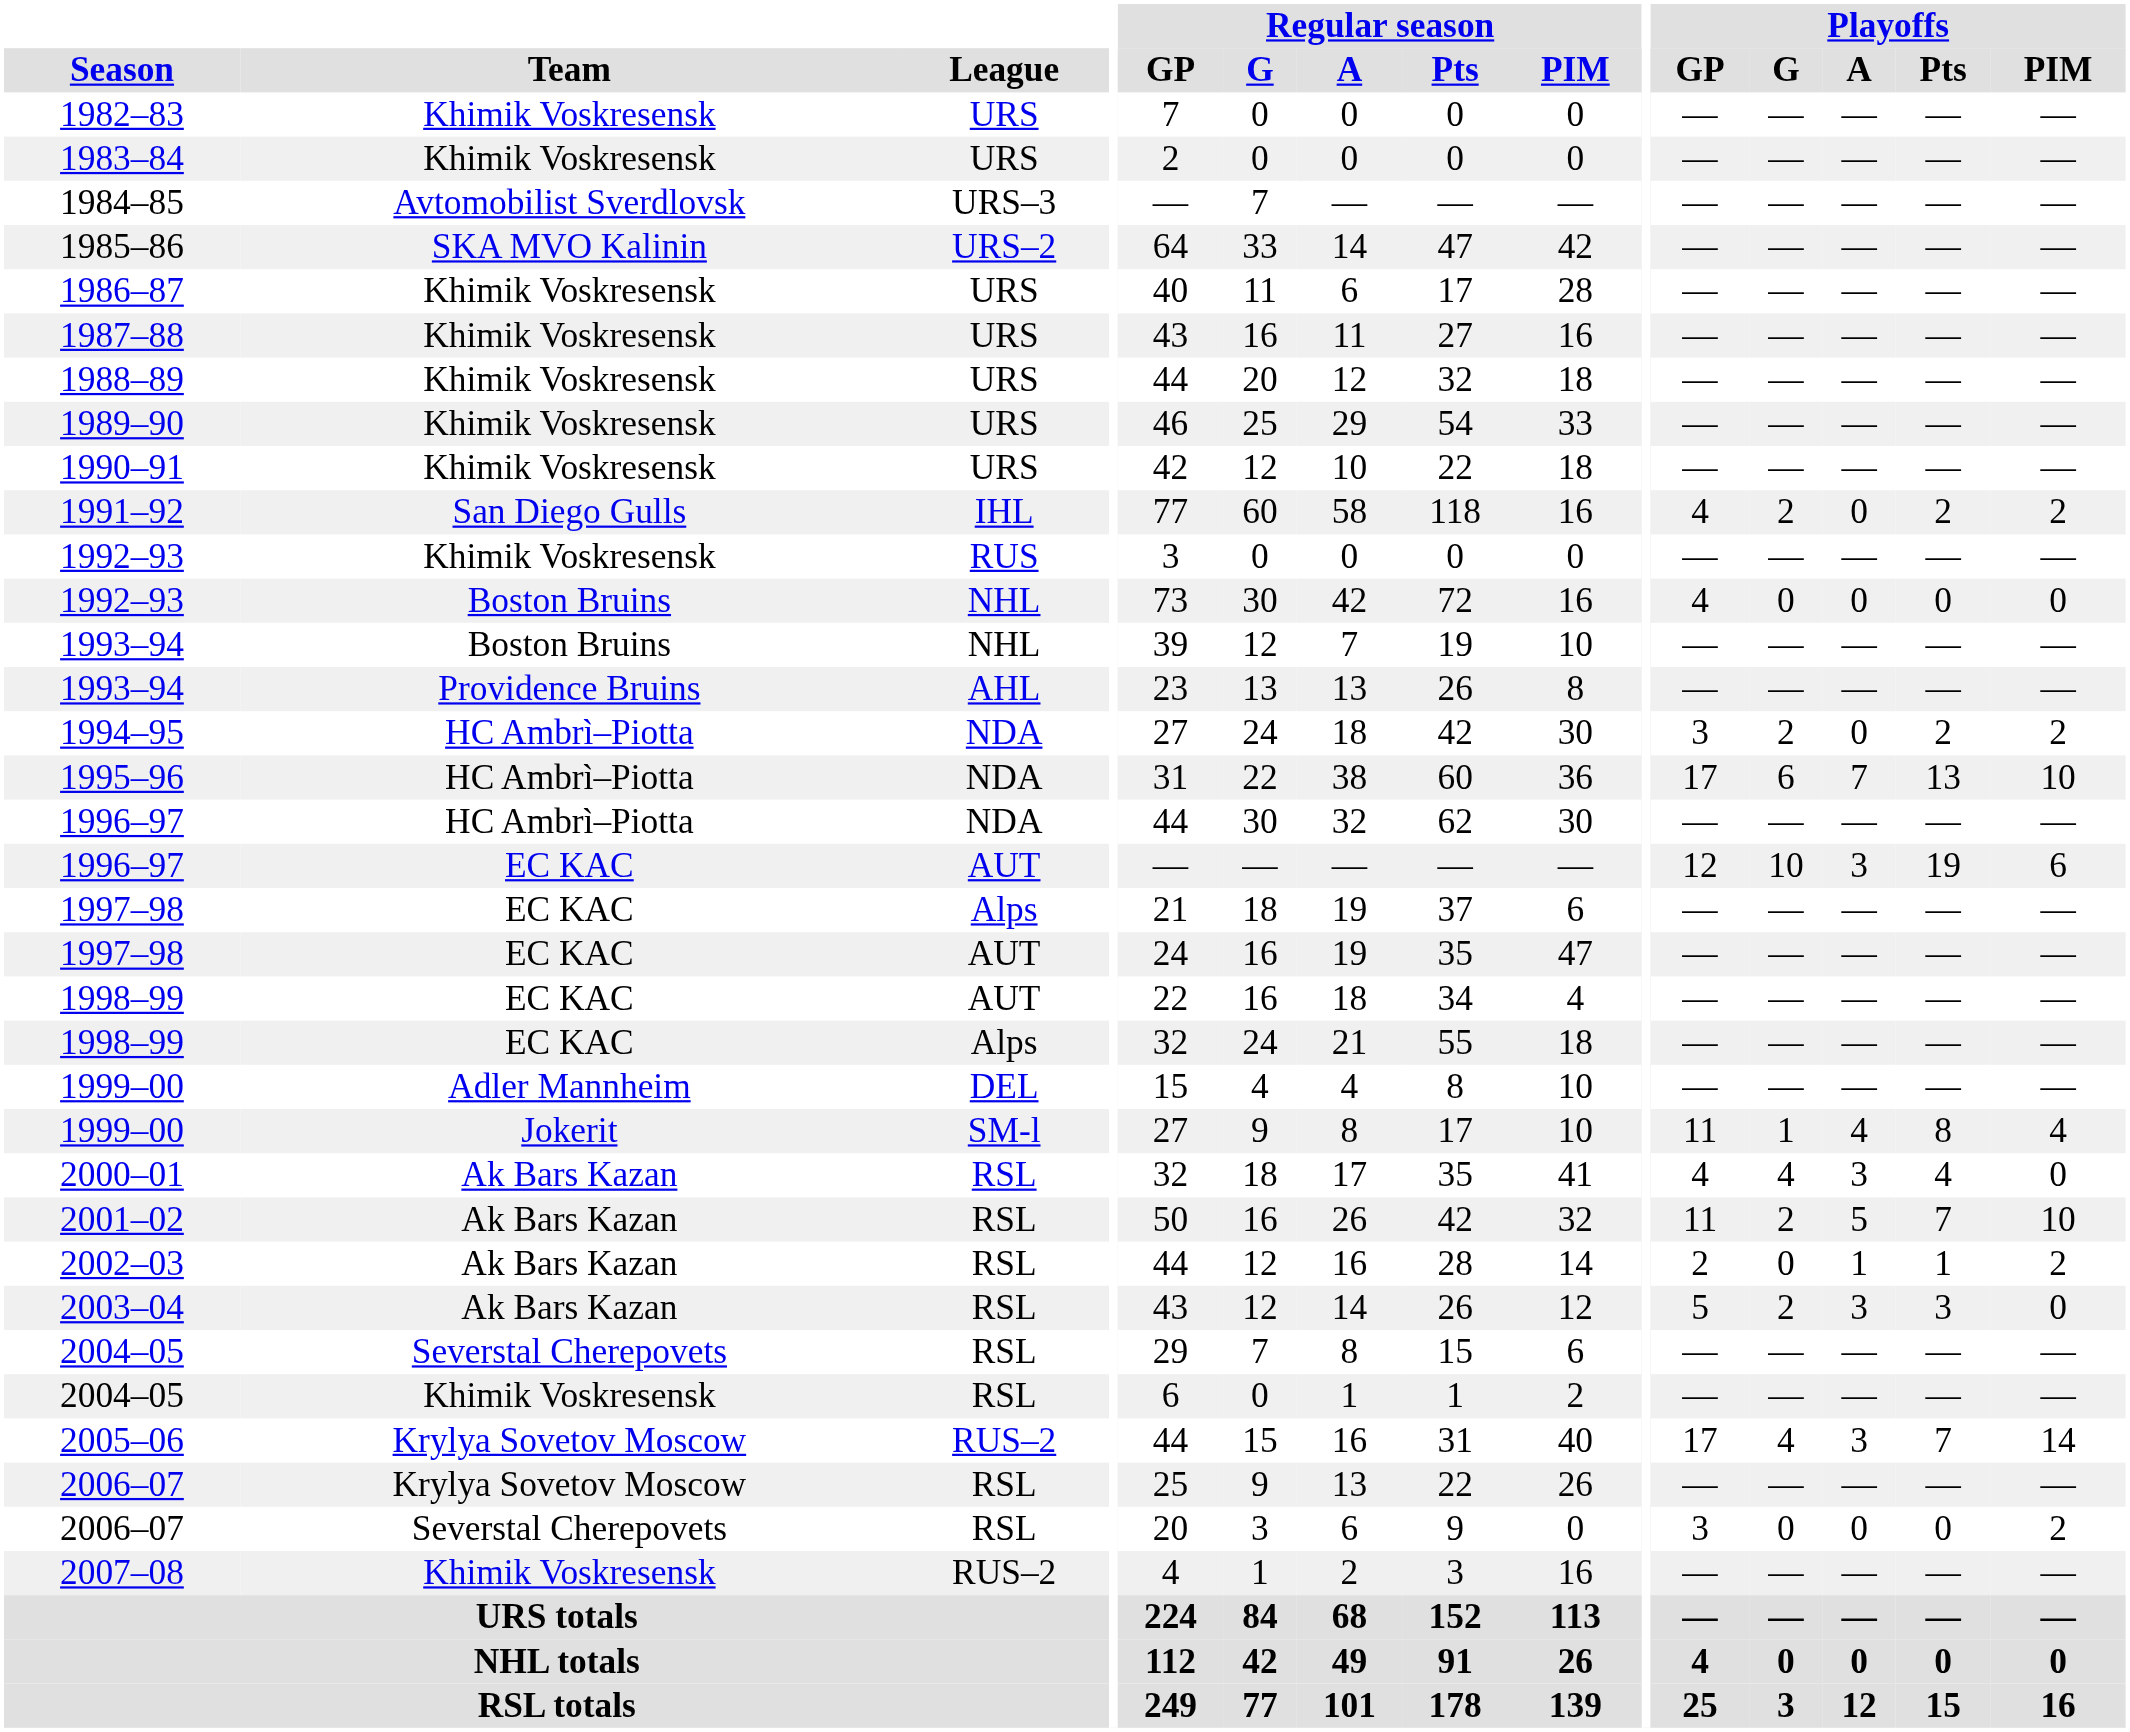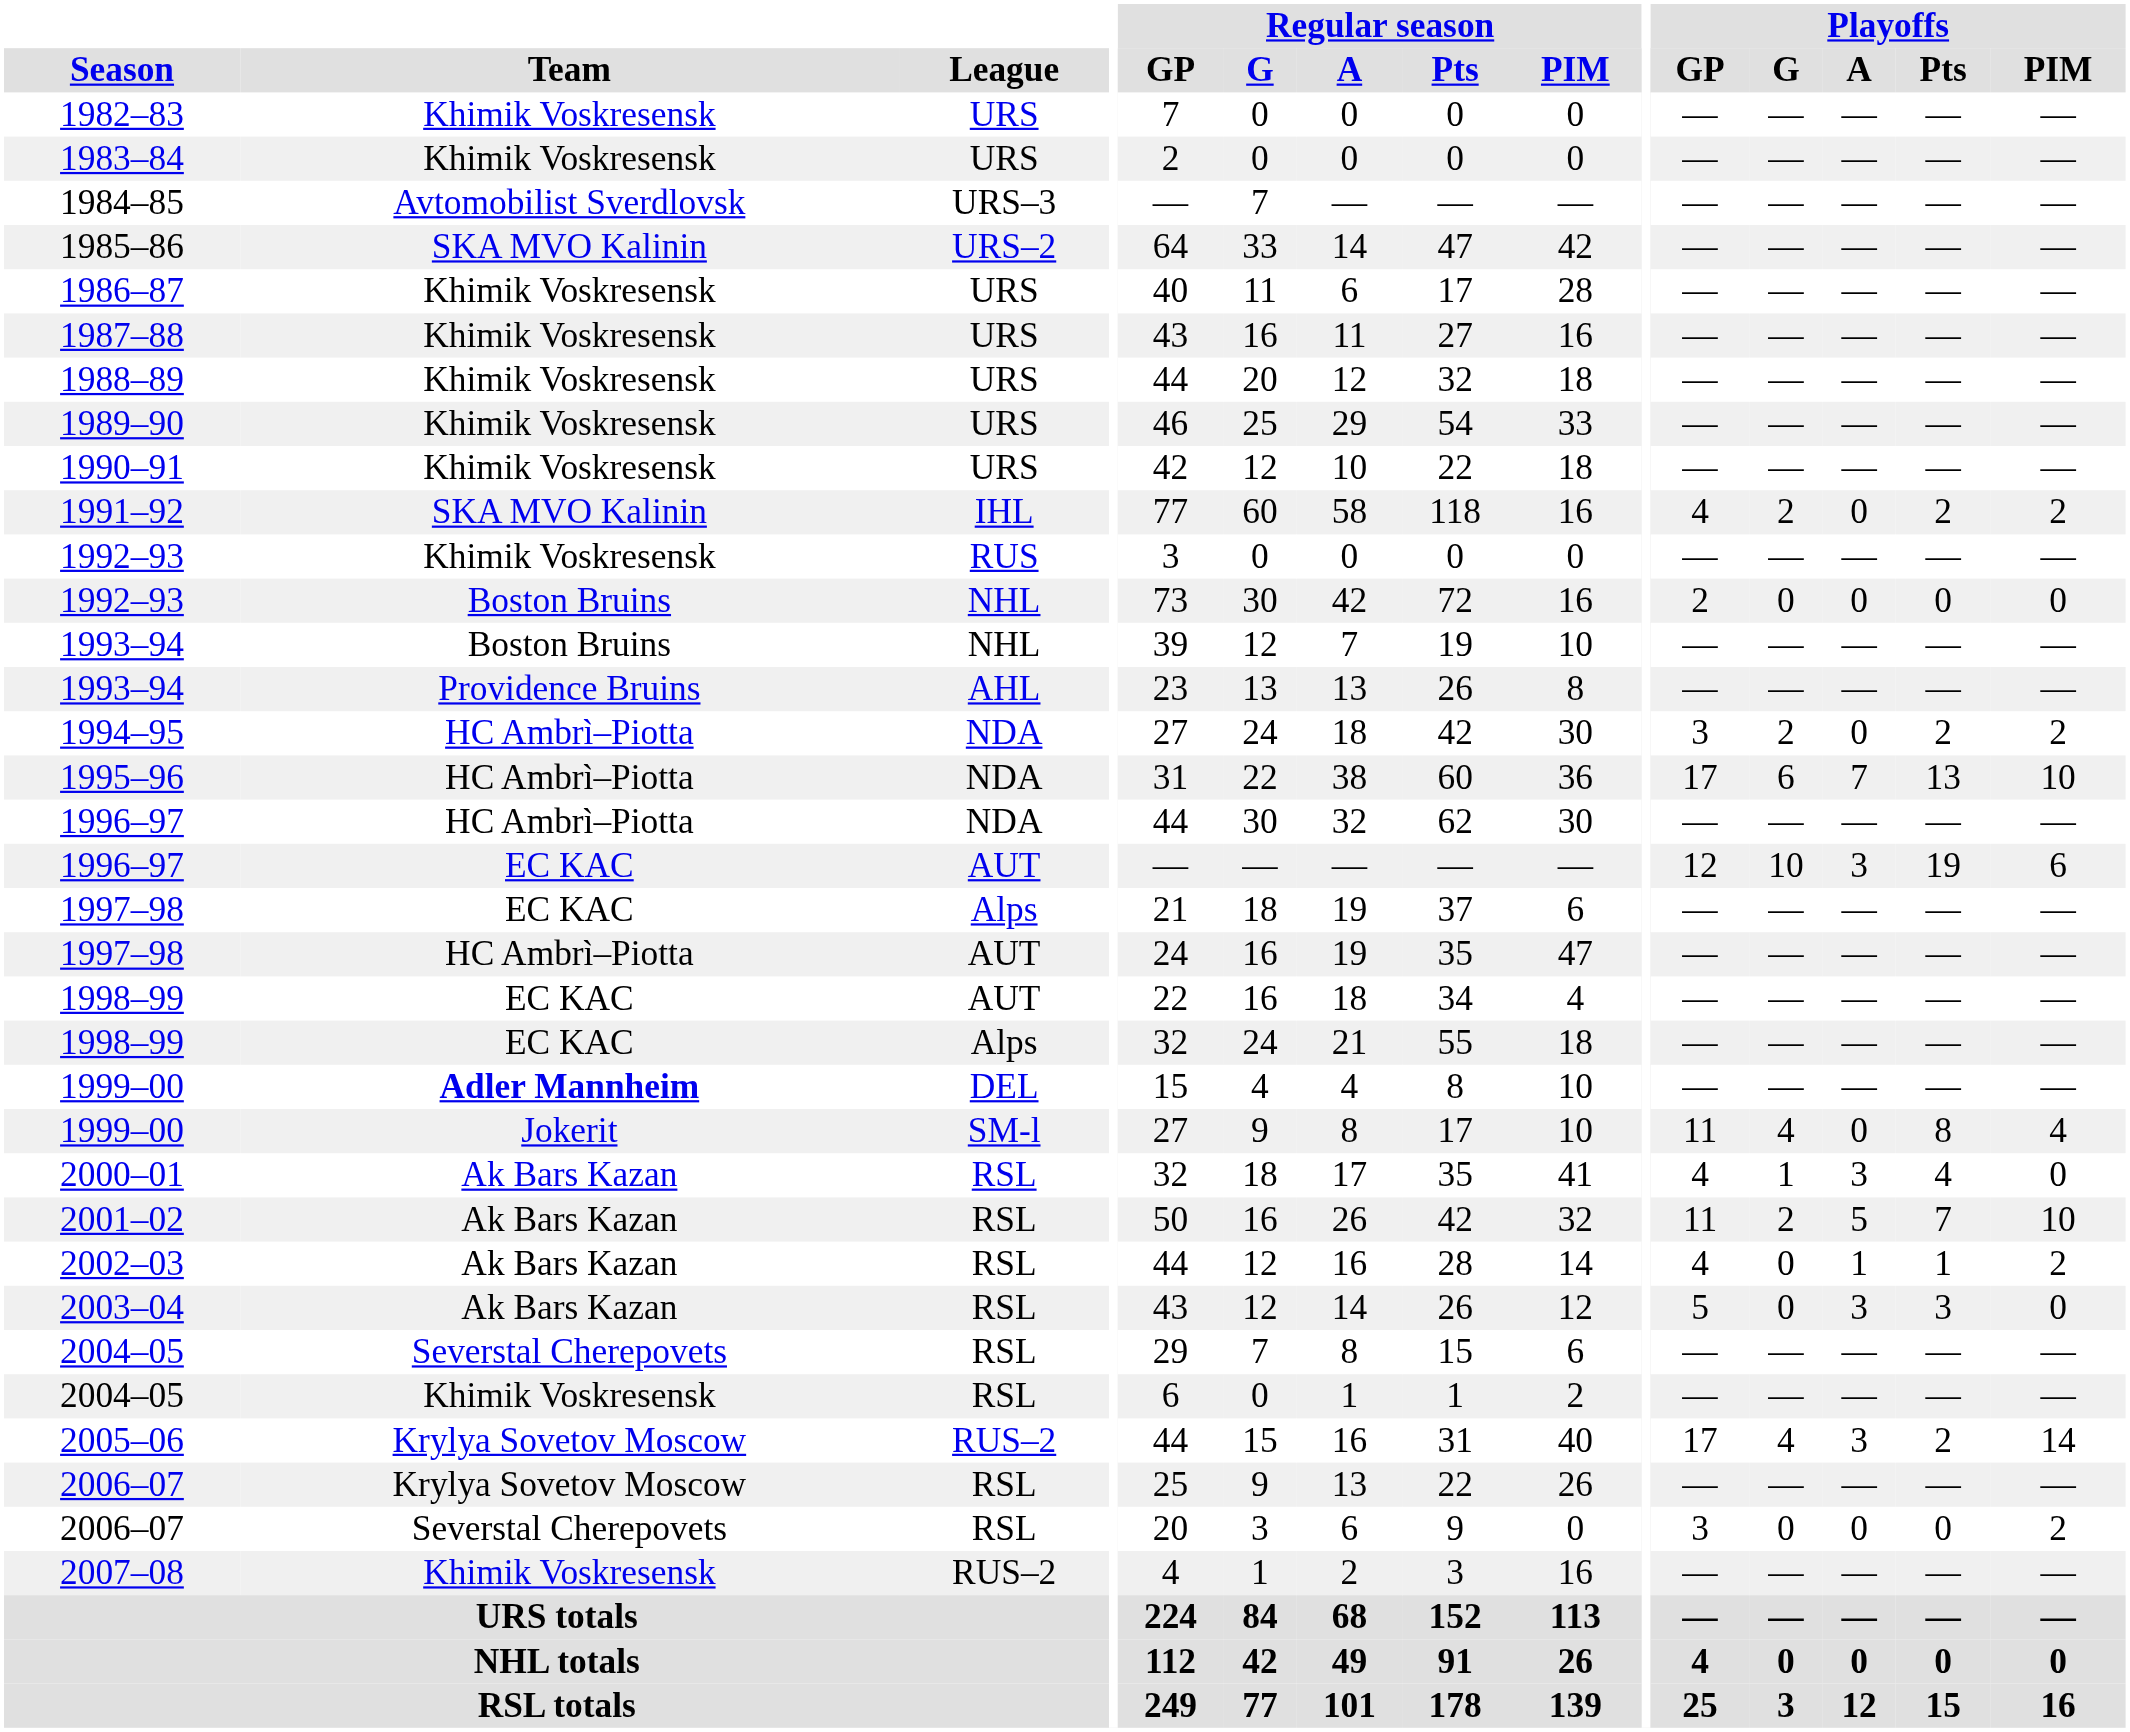(569, 511) San Diego Gulls -> (569, 511) SKA MVO Kalinin
(1700, 600) 4 -> (1700, 600) 2
(569, 953) EC KAC -> (569, 953) HC Ambrì–Piotta
(569, 1086) normal -> (569, 1086) bold
(1786, 1130) 1 -> (1786, 1130) 4
(1859, 1130) 4 -> (1859, 1130) 0
(1786, 1174) 4 -> (1786, 1174) 1
(1700, 1263) 2 -> (1700, 1263) 4
(1786, 1307) 2 -> (1786, 1307) 0
(1943, 1439) 7 -> (1943, 1439) 2
